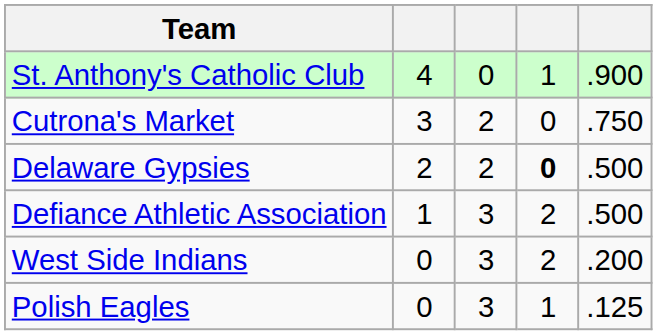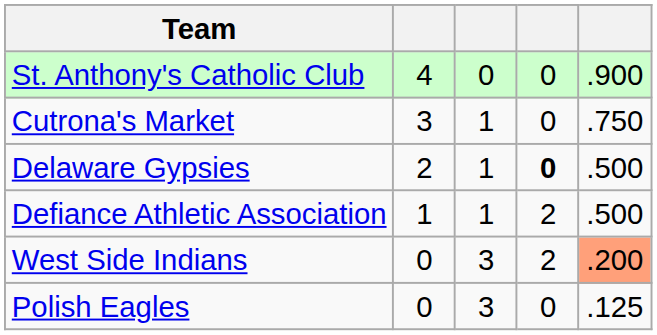(548, 75) 1 -> (548, 75) 0
(486, 121) 2 -> (486, 121) 1
(486, 168) 2 -> (486, 168) 1
(486, 214) 3 -> (486, 214) 1
(615, 261) no background -> (615, 261) lightsalmon background
(548, 307) 1 -> (548, 307) 0
